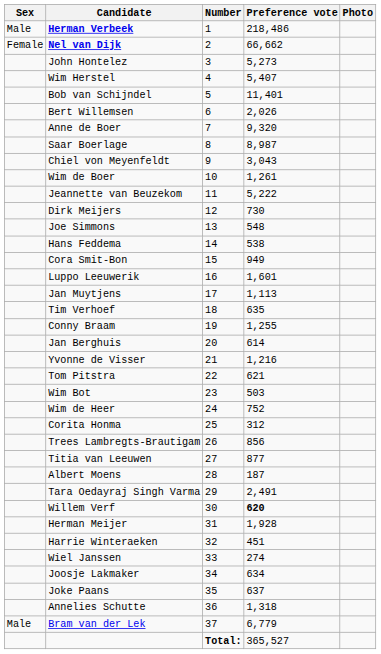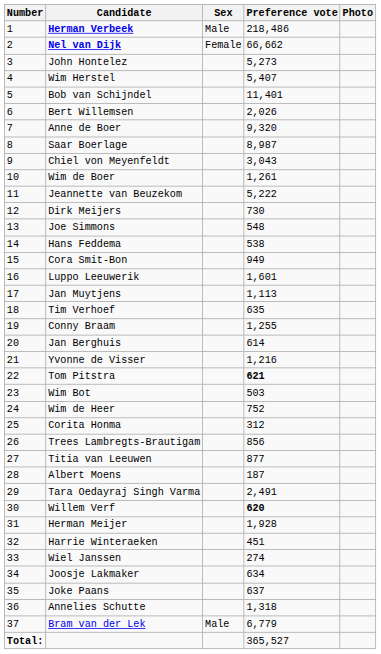columns swapped: (223, 13) <-> (25, 13)
(256, 376) normal -> (256, 376) bold
